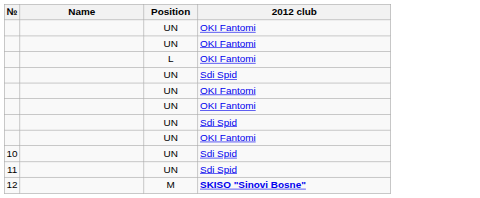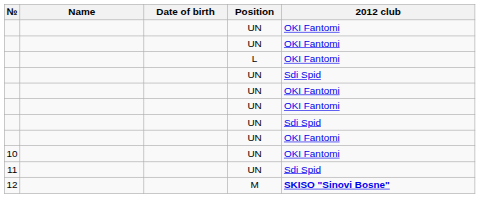+ column: (186, 12)
(218, 153) Sdi Spid -> (312, 153) OKI Fantomi
